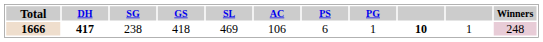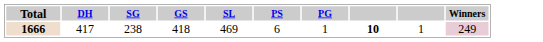- column: (277, 13)
(85, 28) bold -> (85, 28) normal
(515, 28) 248 -> (467, 28) 249
